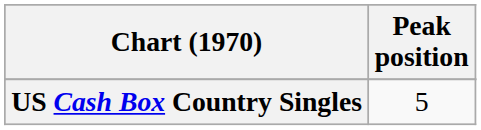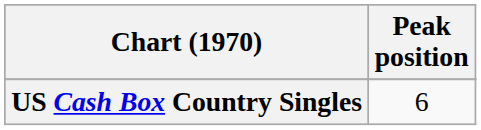(422, 101) 5 -> (422, 101) 6
